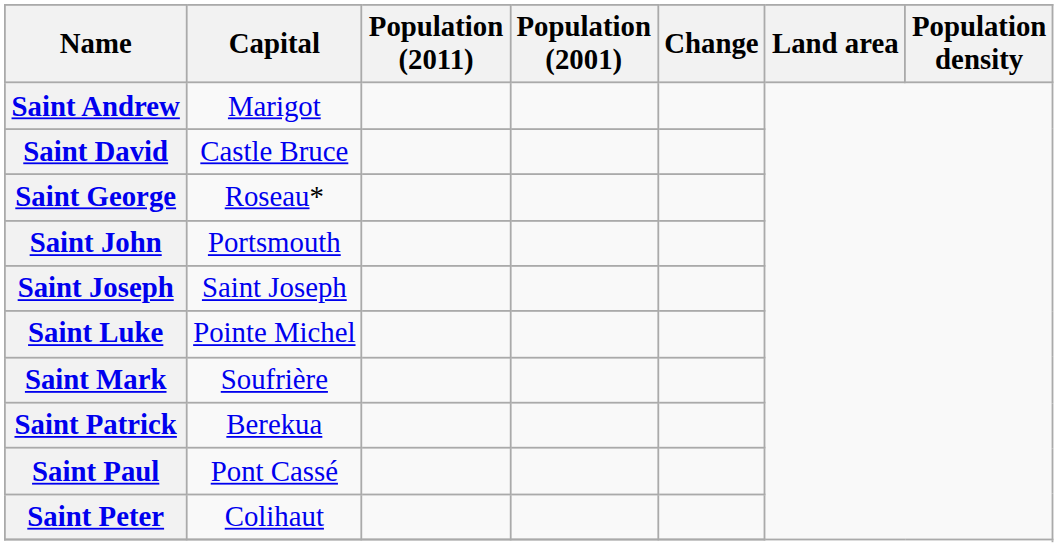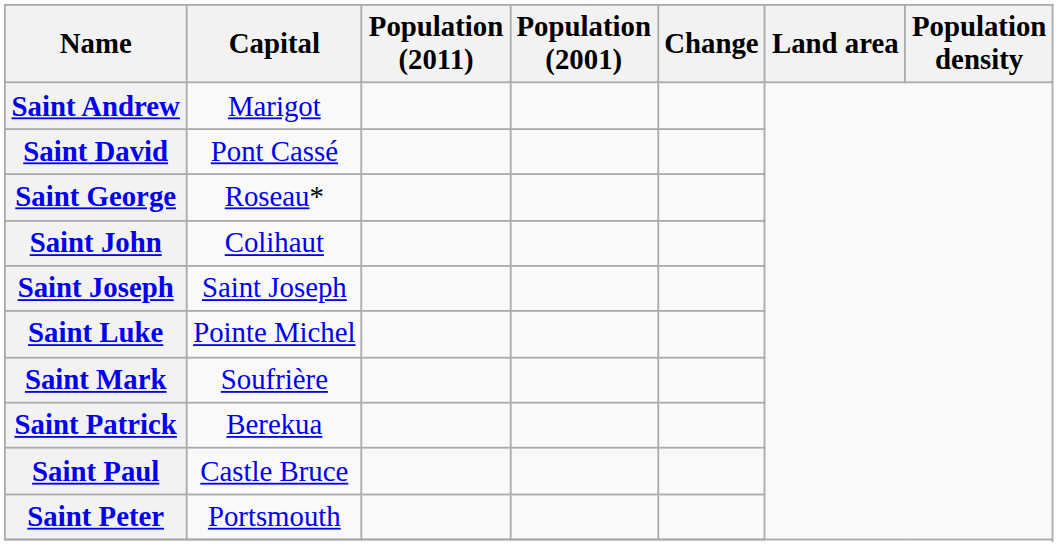(274, 151) Castle Bruce -> (274, 151) Pont Cassé
(274, 242) Portsmouth -> (274, 242) Colihaut
(274, 470) Pont Cassé -> (274, 470) Castle Bruce
(274, 516) Colihaut -> (274, 516) Portsmouth
